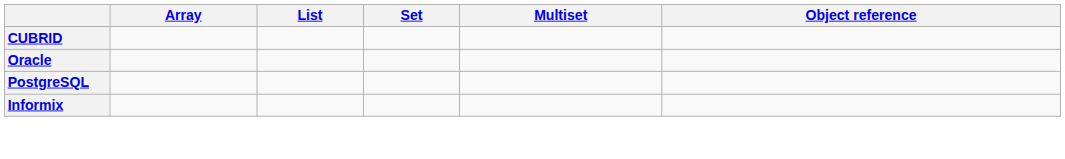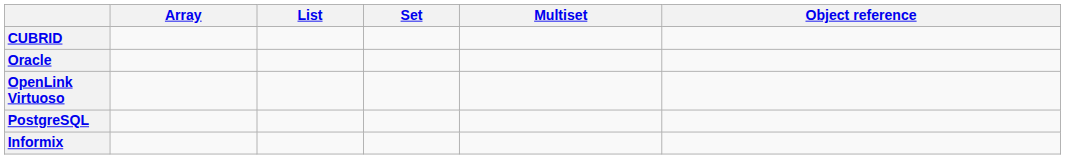+ row: (40, 90)
